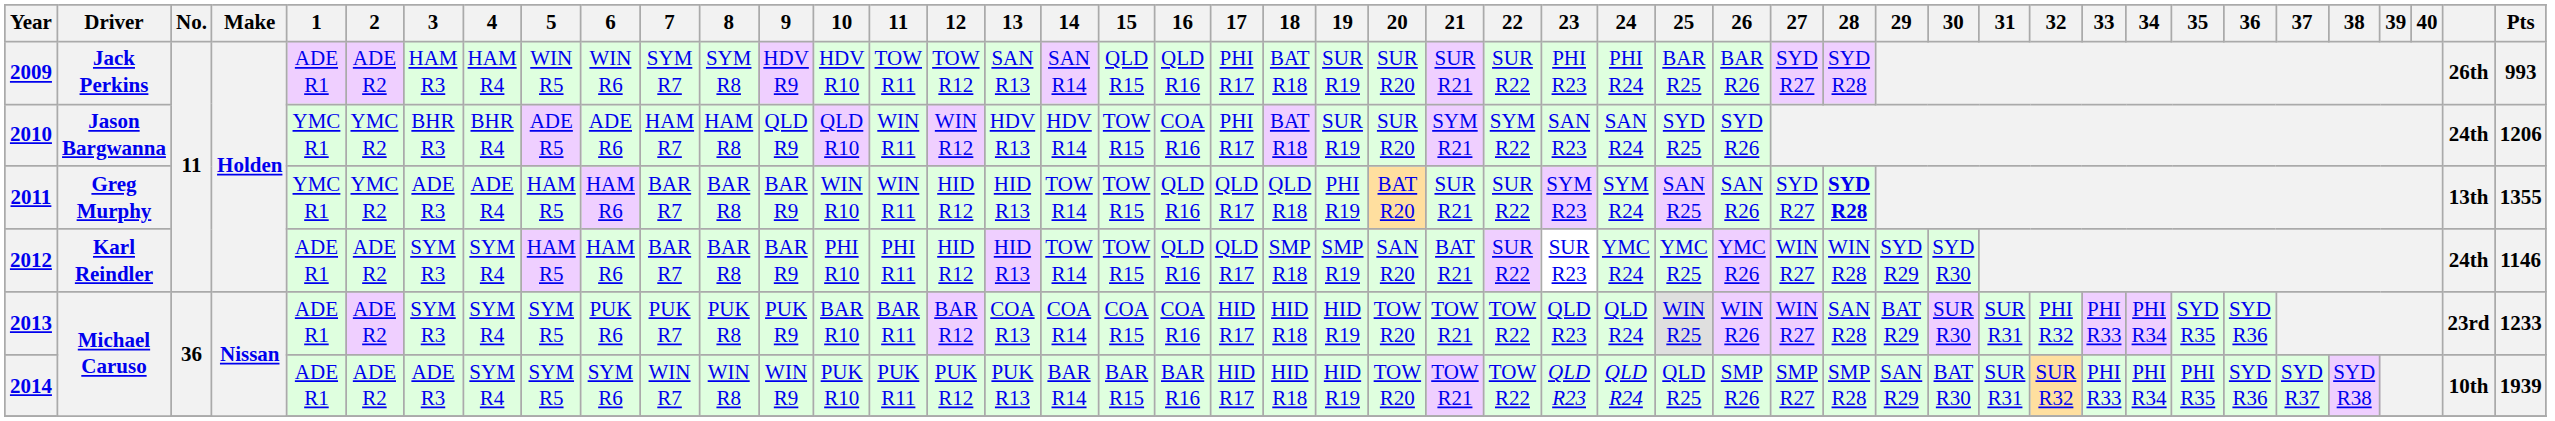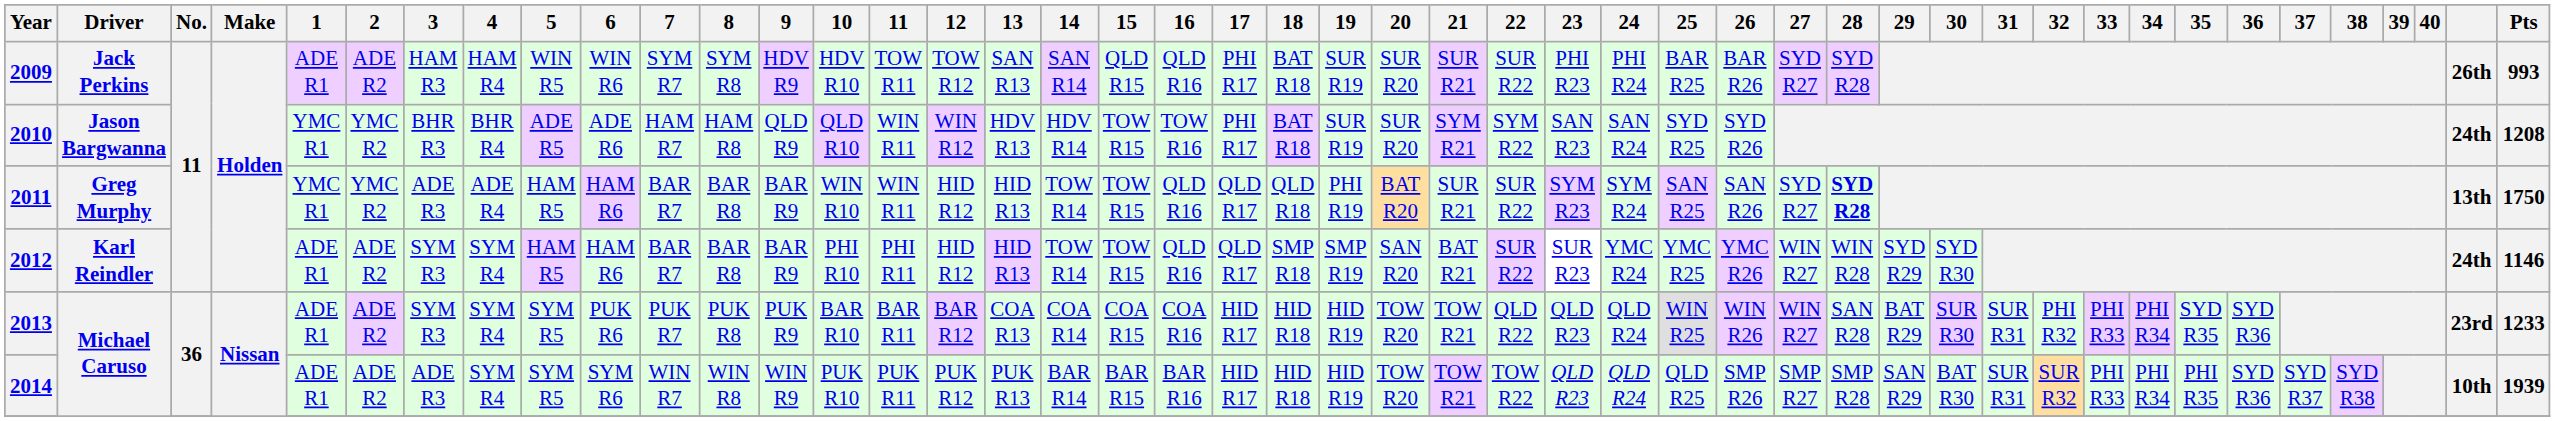(1183, 134) COA R16 -> (1184, 134) TOW R16
(2521, 134) 1206 -> (2524, 134) 1208
(2521, 197) 1355 -> (2524, 197) 1750
(1512, 322) TOW R22 -> (1516, 322) QLD R22
